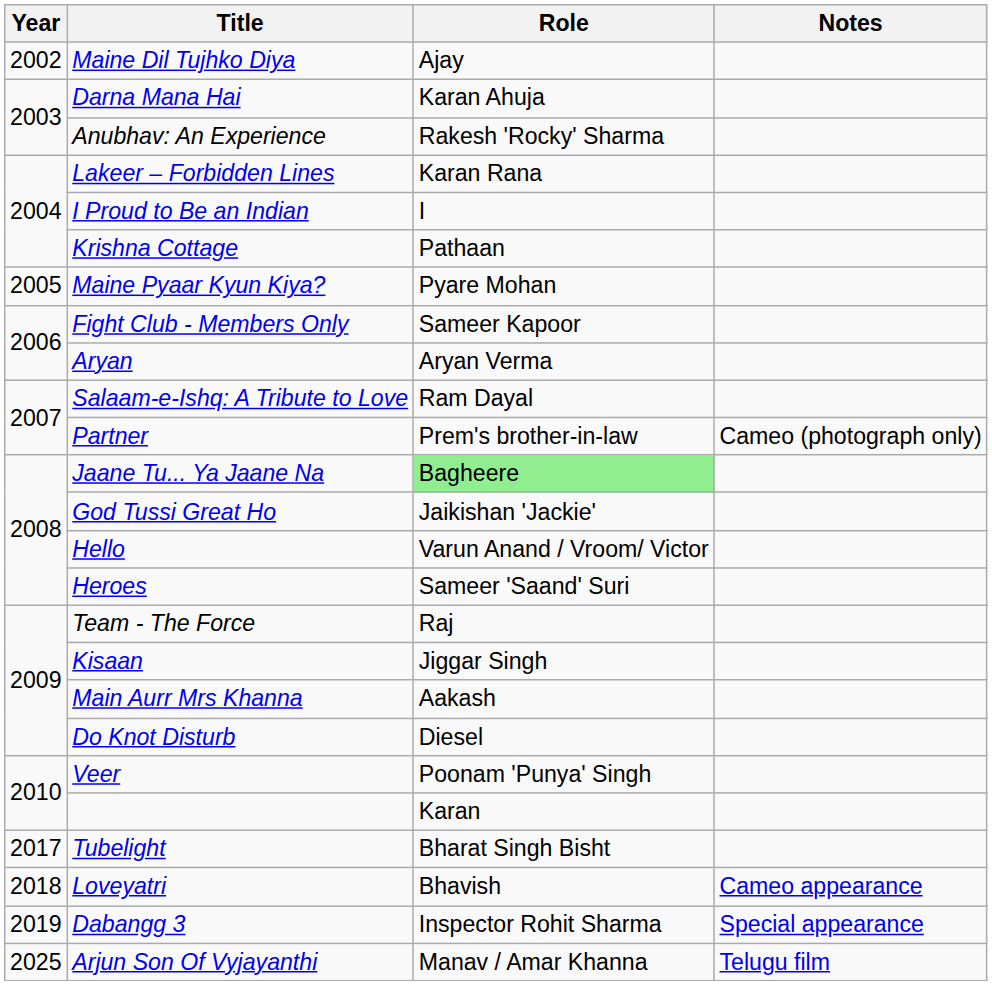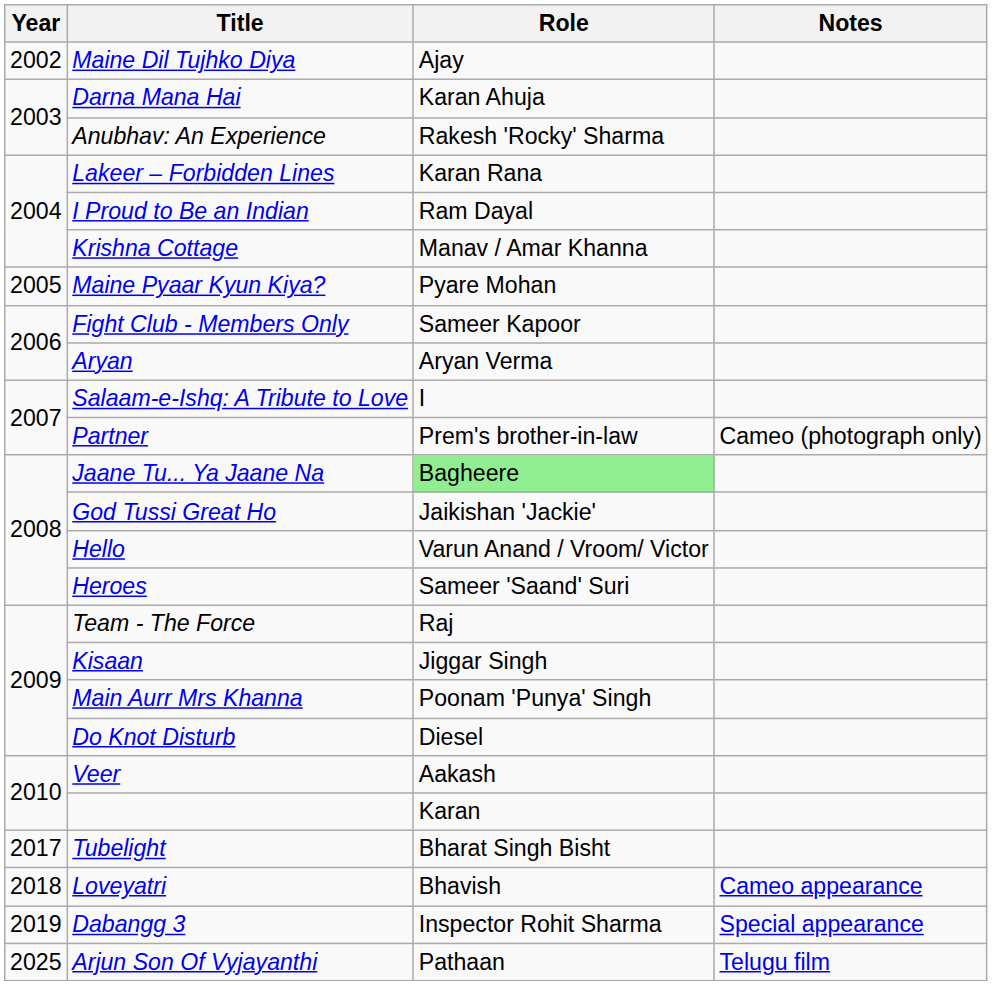(422, 210) I -> (476, 210) Ram Dayal
(462, 247) Pathaan -> (533, 247) Manav / Amar Khanna
(476, 398) Ram Dayal -> (422, 398) I
(457, 698) Aakash -> (535, 698) Poonam 'Punya' Singh
(535, 773) Poonam 'Punya' Singh -> (457, 773) Aakash
(533, 961) Manav / Amar Khanna -> (462, 961) Pathaan
